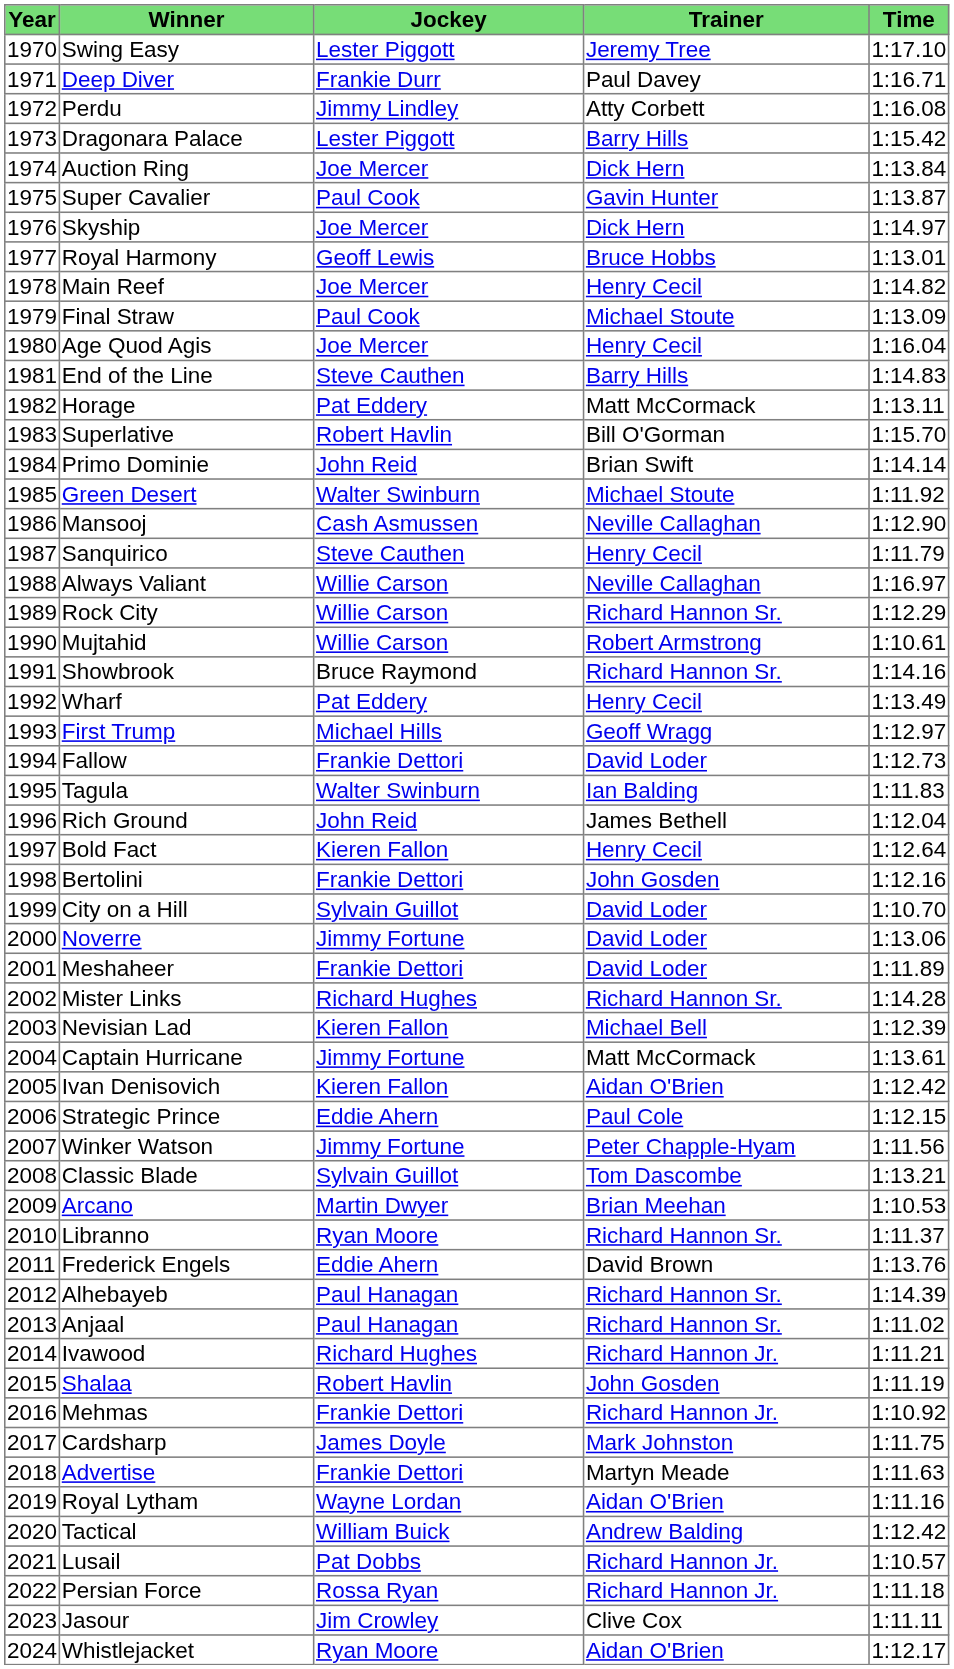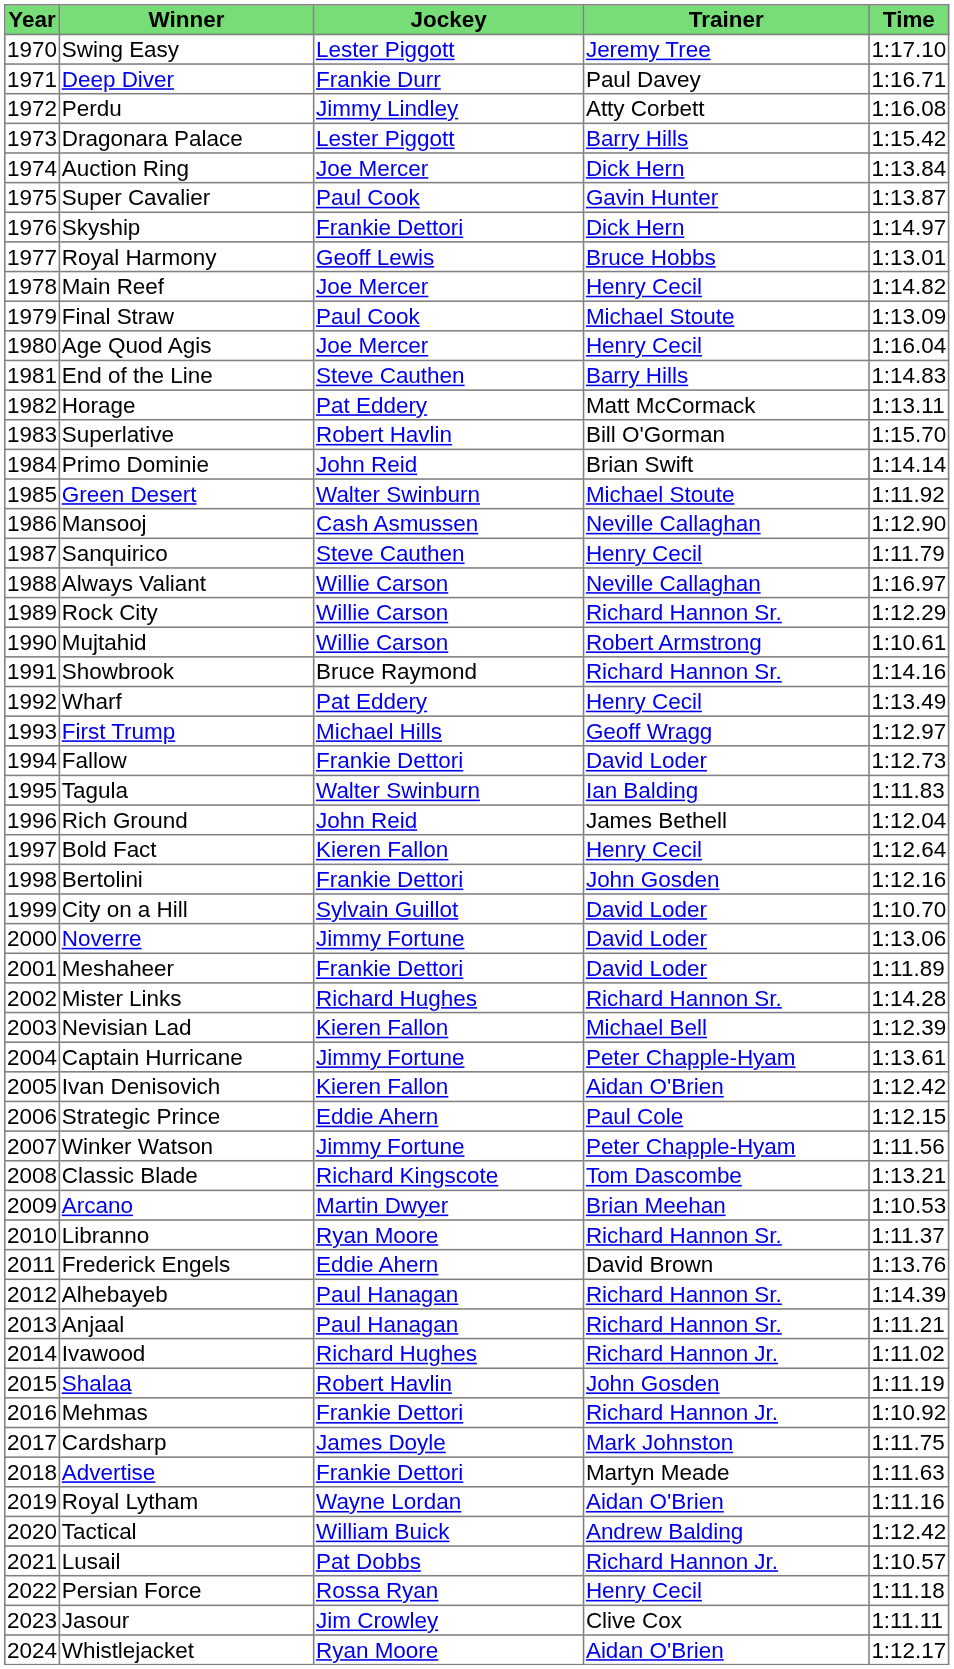(372, 227) Joe Mercer -> (390, 227) Frankie Dettori
(671, 1057) Matt McCormack -> (691, 1057) Peter Chapple-Hyam
(387, 1176) Sylvain Guillot -> (407, 1176) Richard Kingscote
(908, 1324) 1:11.02 -> (908, 1324) 1:11.21
(908, 1353) 1:11.21 -> (908, 1353) 1:11.02
(682, 1591) Richard Hannon Jr. -> (644, 1591) Henry Cecil
